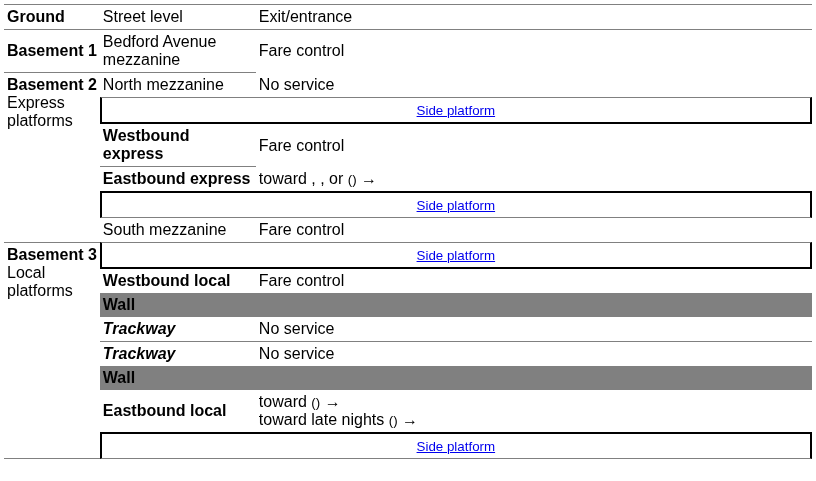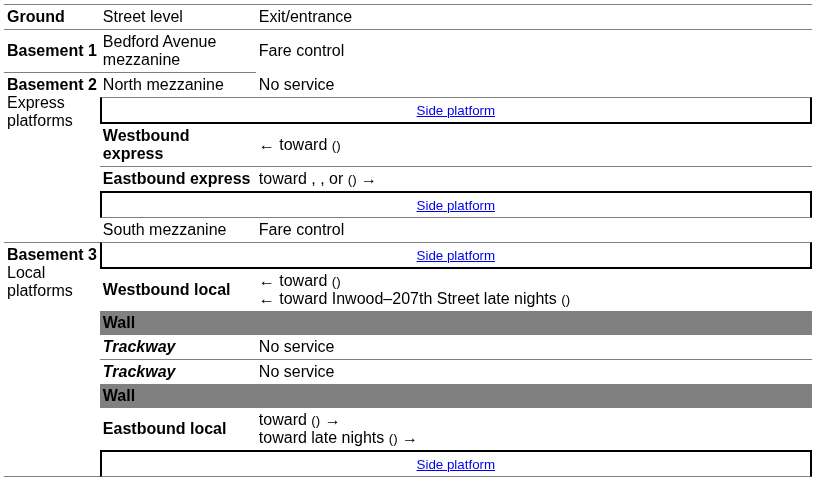(302, 145) Fare control -> (300, 144) ← toward ()
(302, 280) Fare control -> (414, 290) ← toward () ← toward Inwood–207th Street late nights ()
